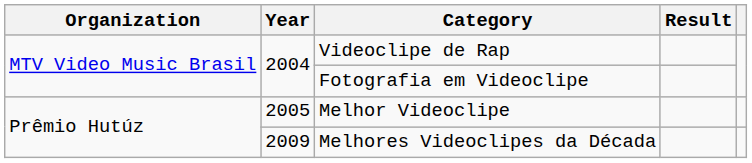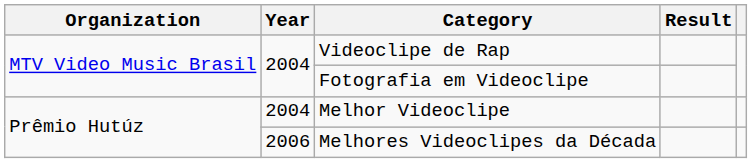(288, 112) 2005 -> (288, 112) 2004
(288, 142) 2009 -> (288, 142) 2006
